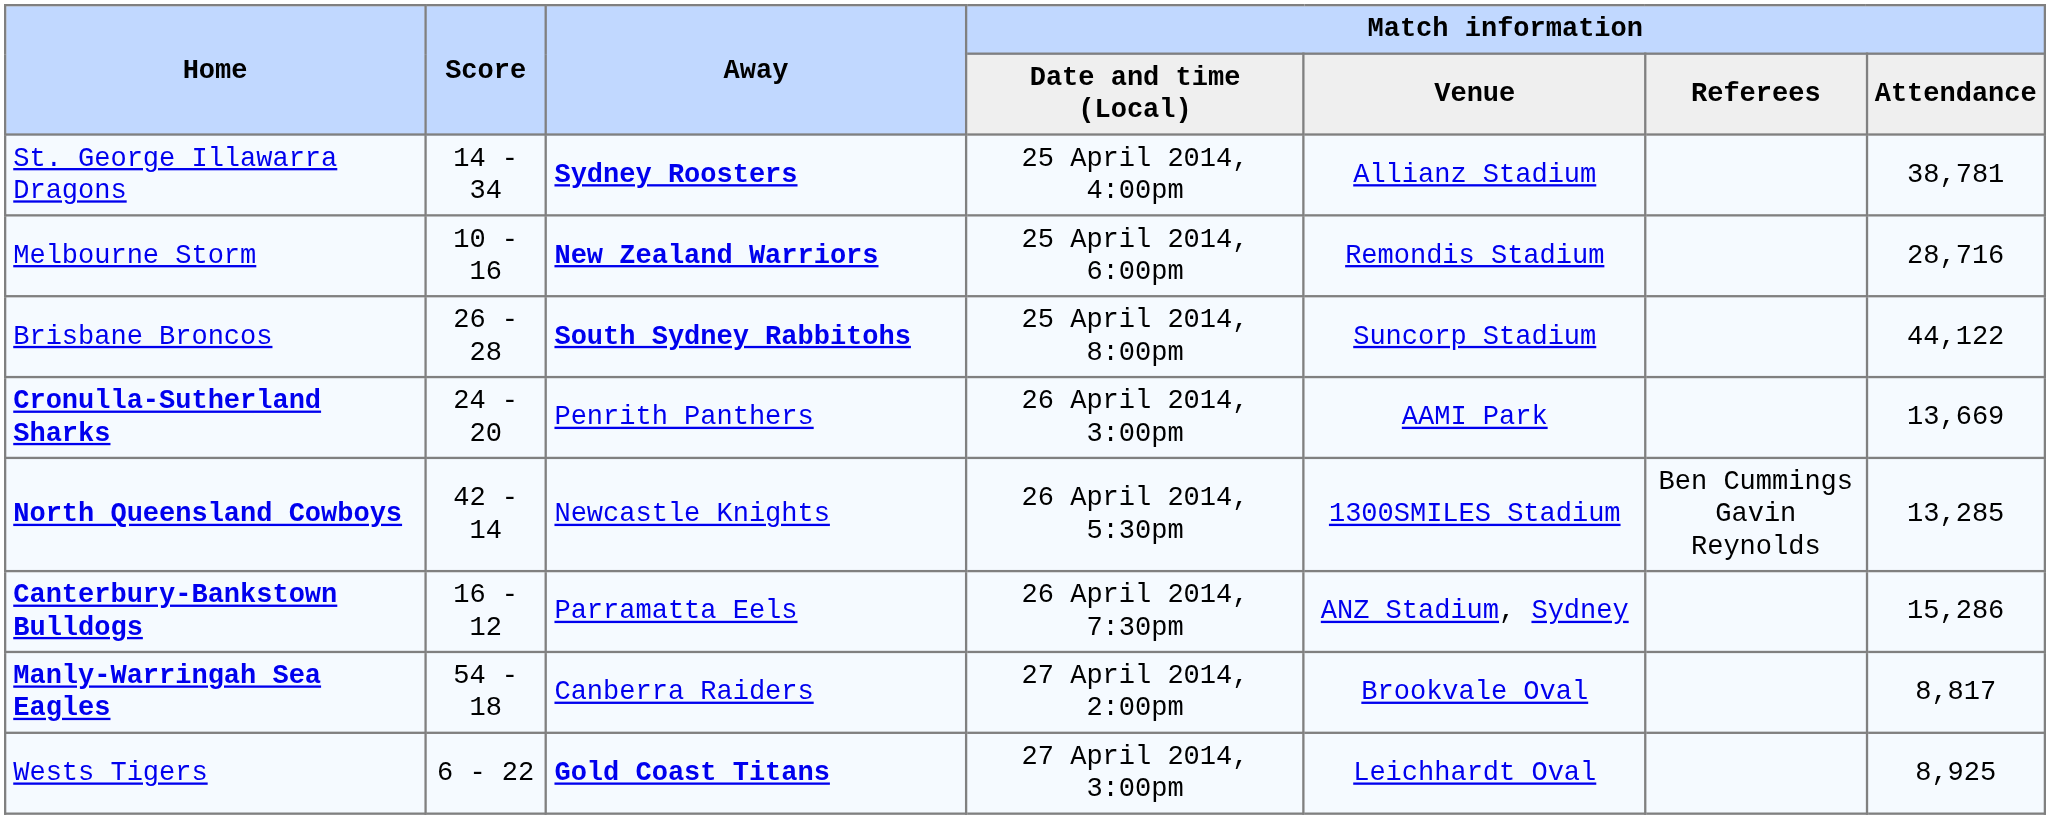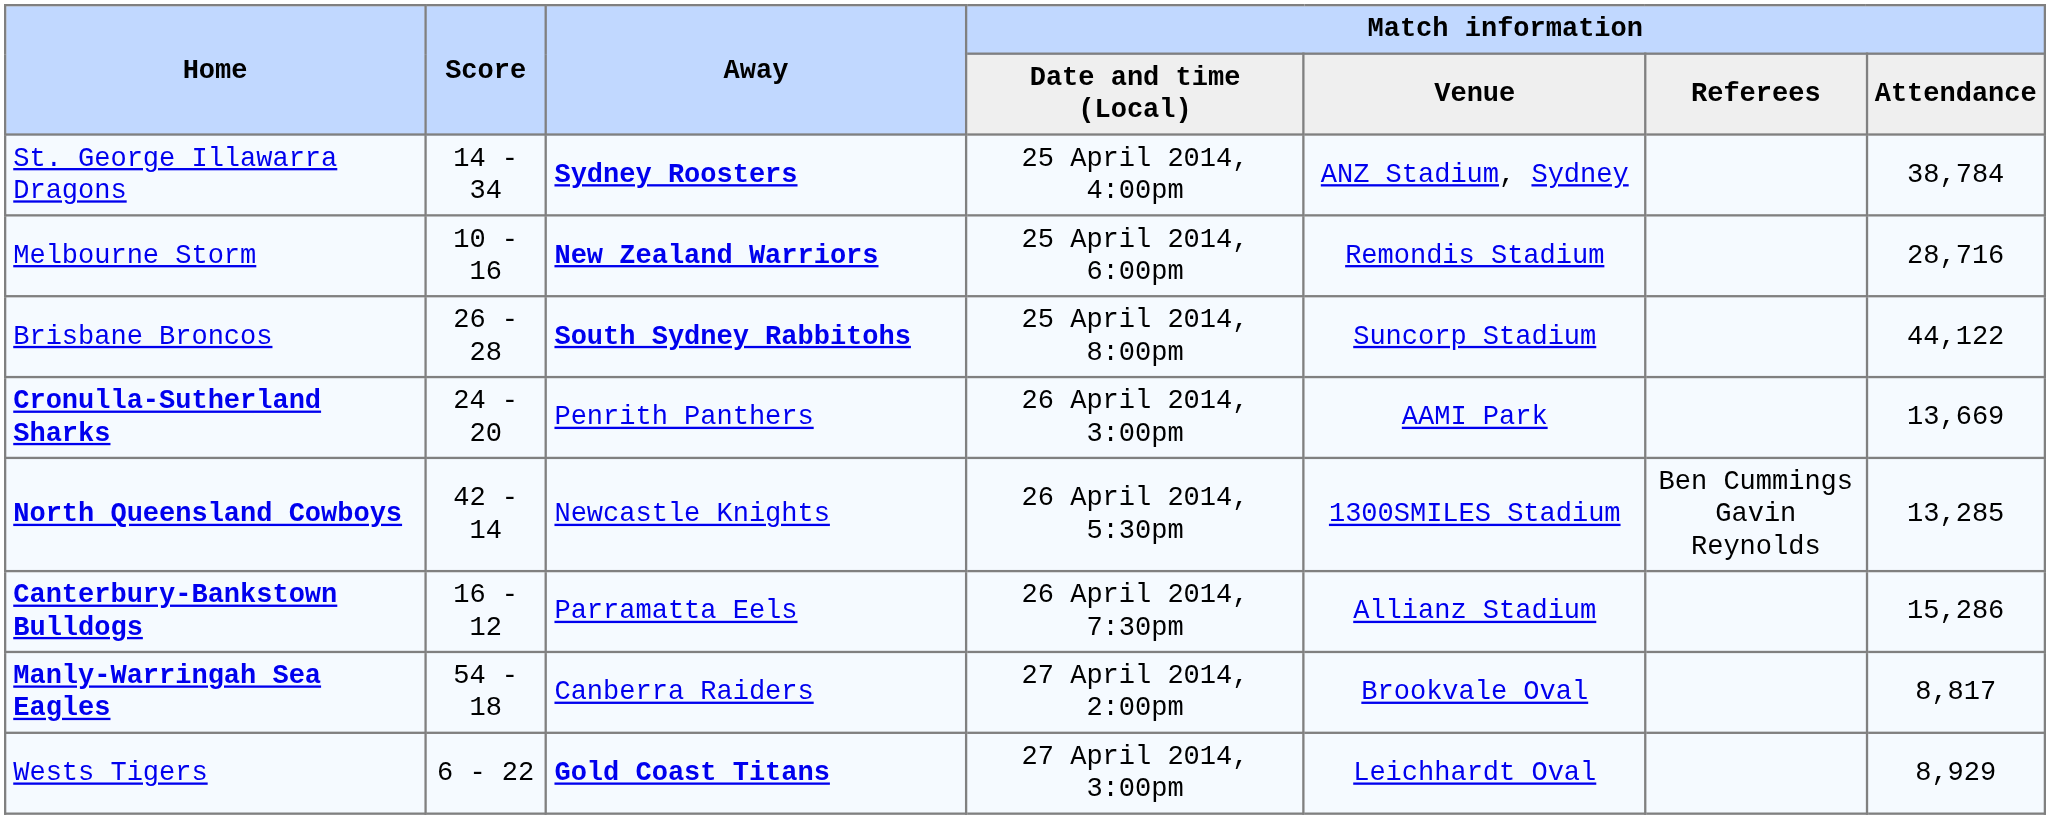(1475, 175) Allianz Stadium -> (1475, 175) ANZ Stadium, Sydney
(1956, 175) 38,781 -> (1956, 175) 38,784
(1475, 612) ANZ Stadium, Sydney -> (1475, 612) Allianz Stadium
(1956, 773) 8,925 -> (1956, 773) 8,929
